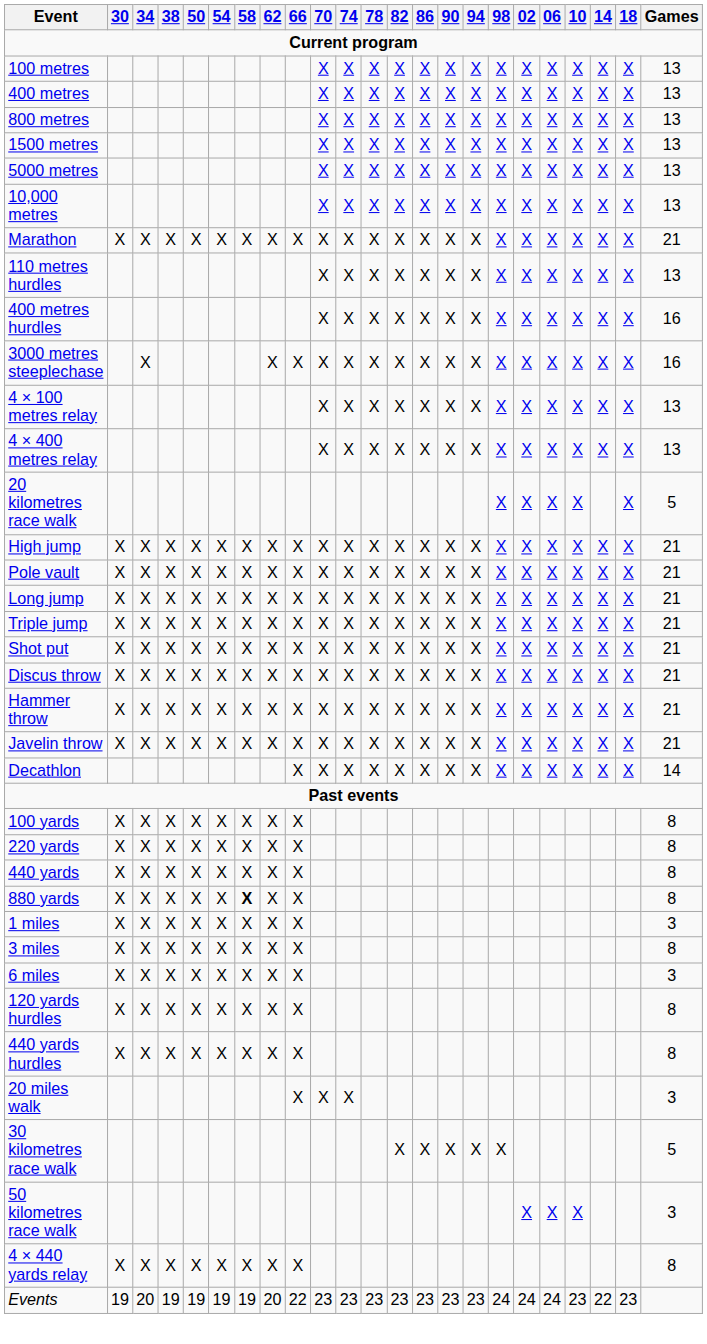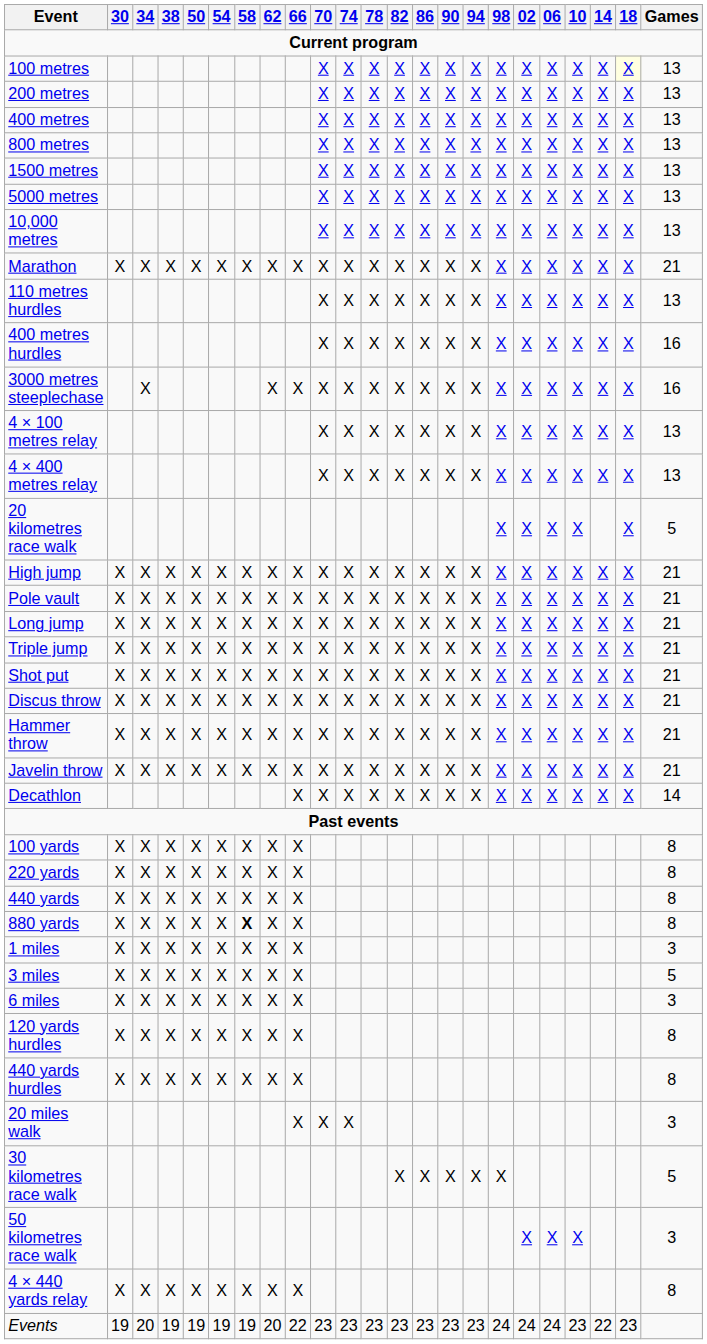(628, 68) no background -> (628, 68) lightyellow background
+ row: (49, 94)
(672, 949) 8 -> (672, 975) 5
